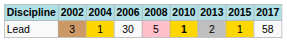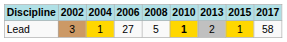(128, 29) 30 -> (128, 29) 27
(156, 29) pink background -> (156, 29) no background
